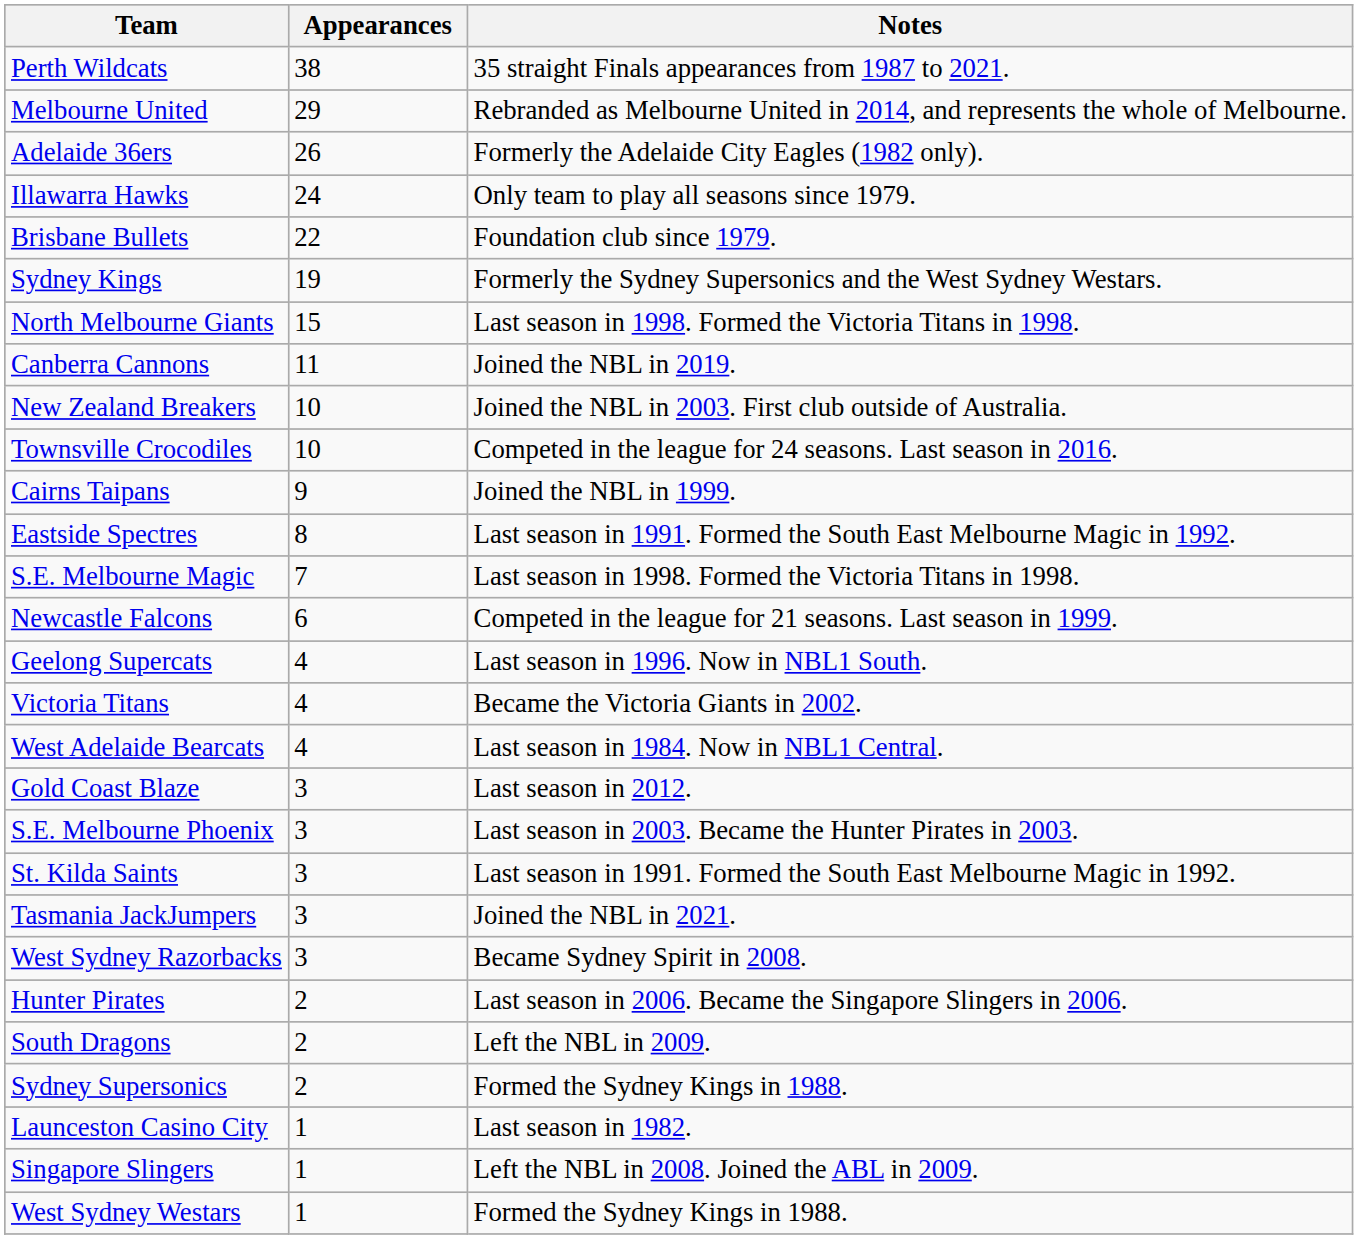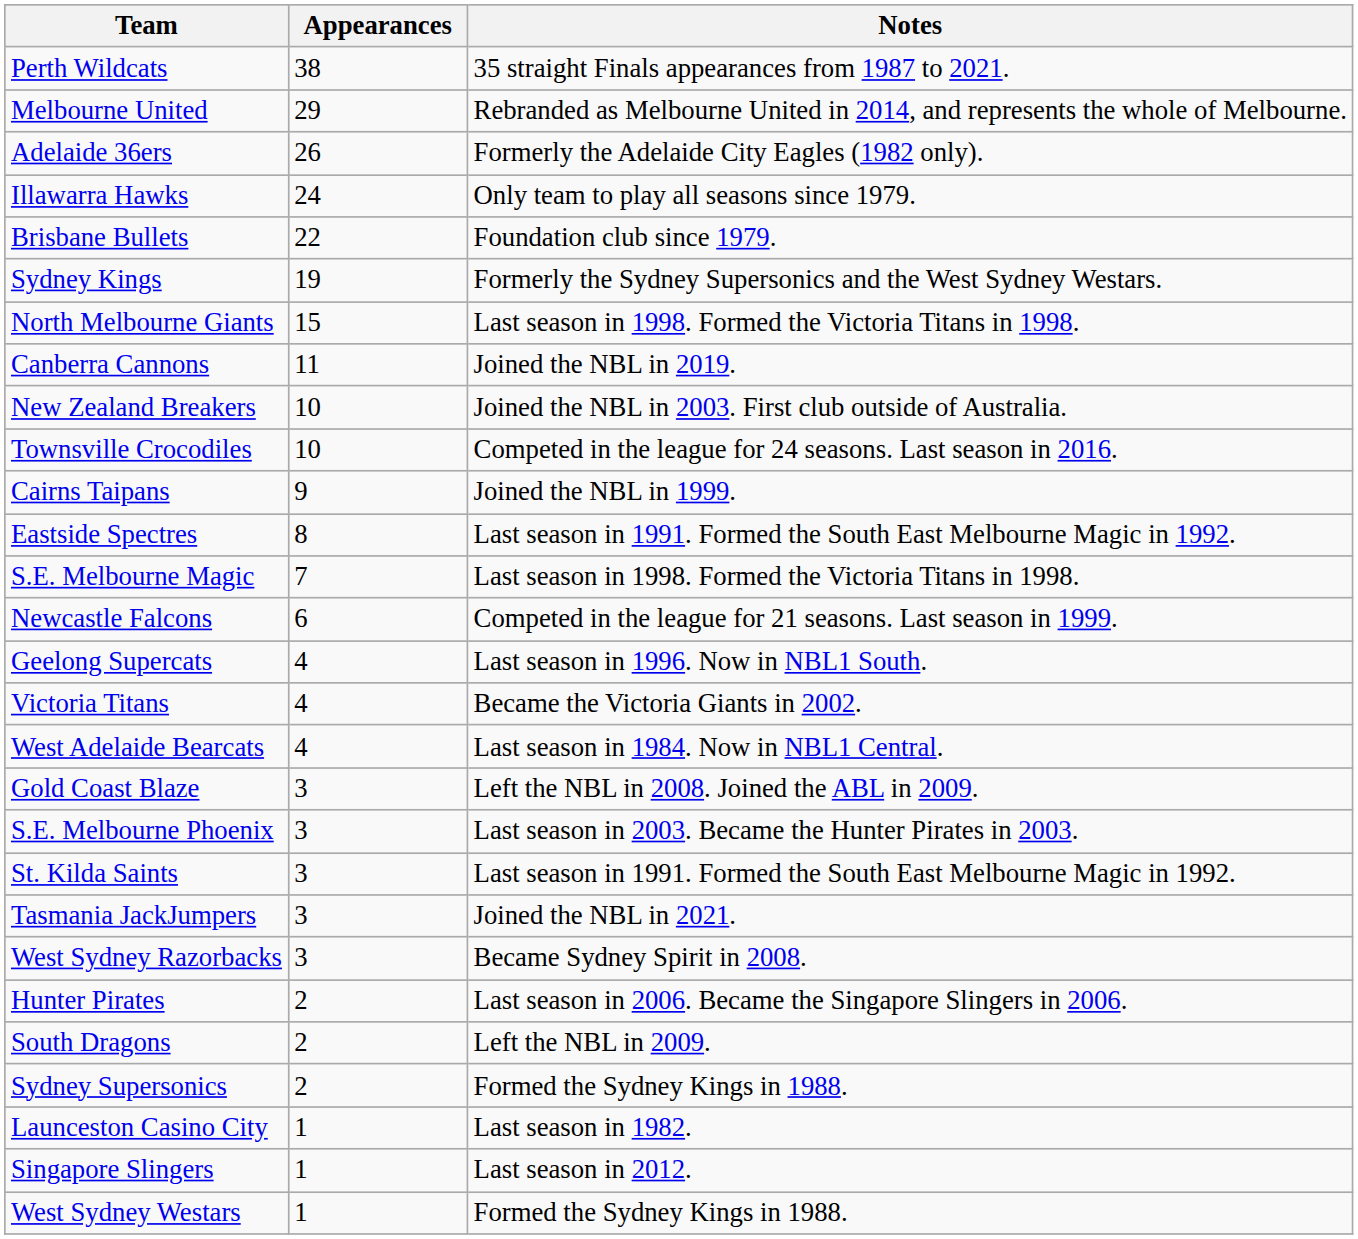(583, 788) Last season in 2012. -> (726, 788) Left the NBL in 2008. Joined the ABL in 2009.
(726, 1169) Left the NBL in 2008. Joined the ABL in 2009. -> (583, 1169) Last season in 2012.
